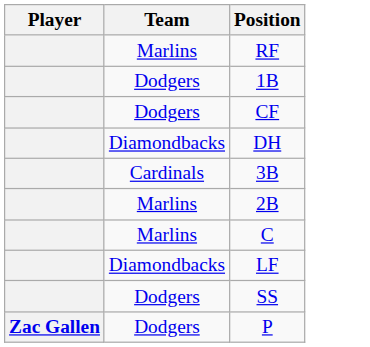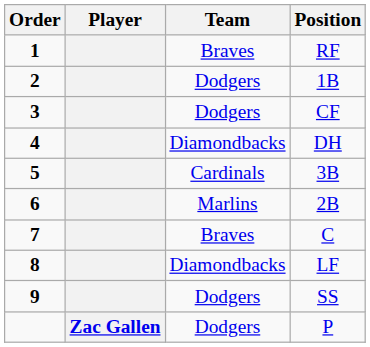+ column: (35, 19)
(167, 50) Marlins -> (227, 50) Braves
(167, 234) Marlins -> (227, 234) Braves
